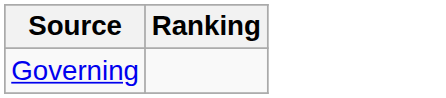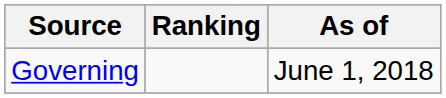+ column: (354, 26)
